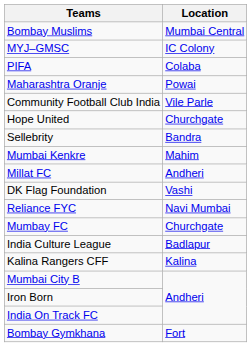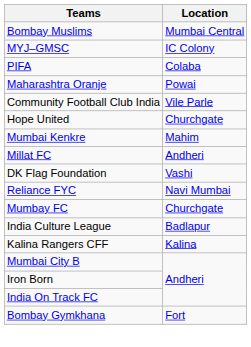- row: (30, 137)
